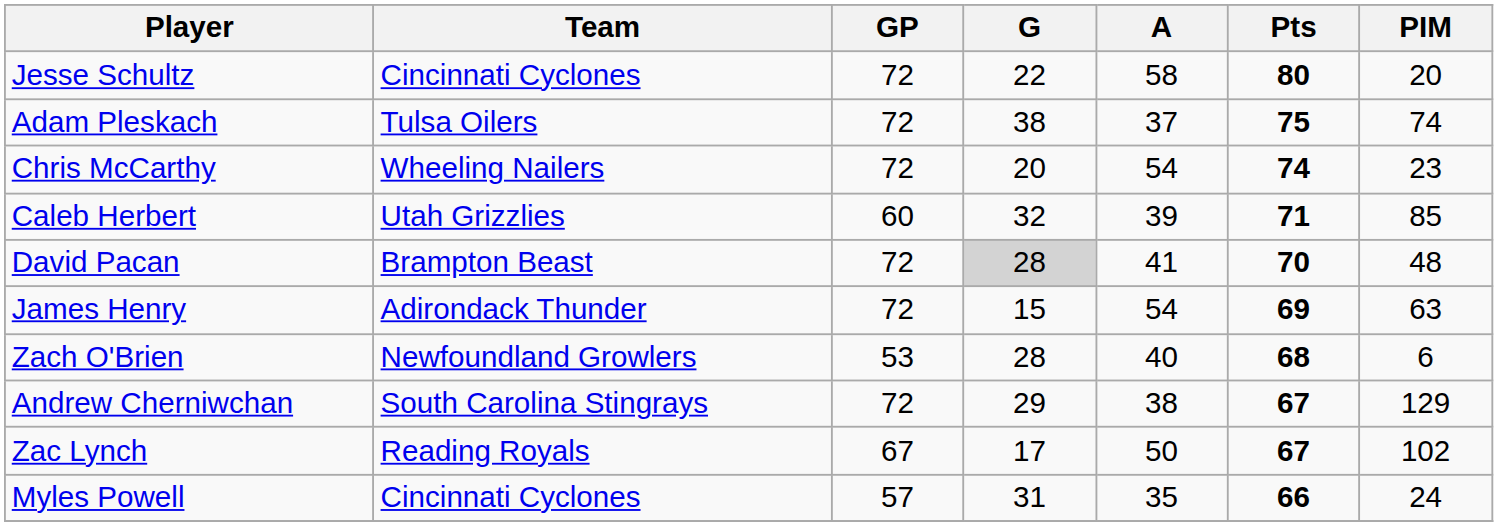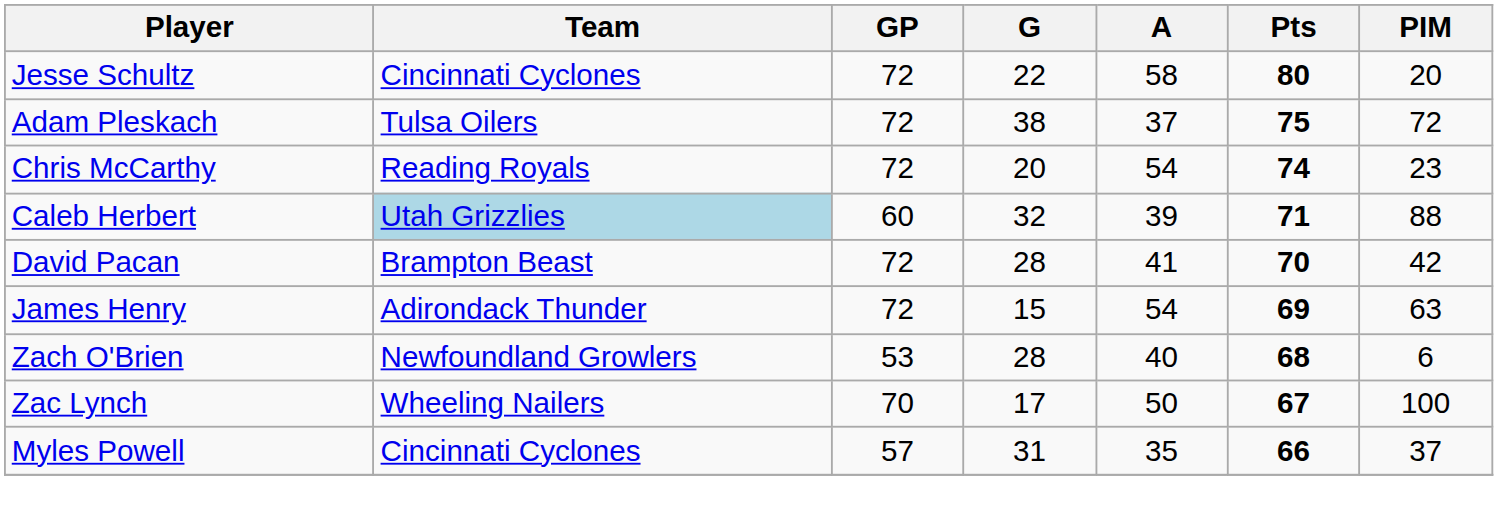(1426, 121) 74 -> (1426, 121) 72
(492, 168) Wheeling Nailers -> (485, 168) Reading Royals
(473, 215) no background -> (473, 215) lightblue background
(1426, 215) 85 -> (1426, 215) 88
(1029, 262) lightgrey background -> (1029, 262) no background
(1426, 262) 48 -> (1426, 262) 42
- row: (152, 403)
(485, 450) Reading Royals -> (492, 403) Wheeling Nailers
(897, 450) 67 -> (897, 403) 70
(1426, 450) 102 -> (1426, 403) 100
(1426, 497) 24 -> (1426, 450) 37
